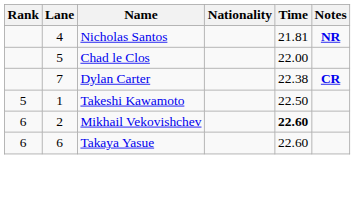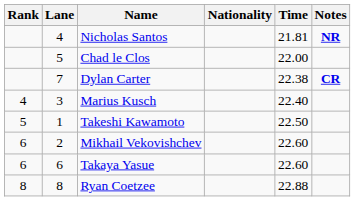+ row: (118, 100)
(293, 121) bold -> (293, 143) normal
+ row: (118, 185)
